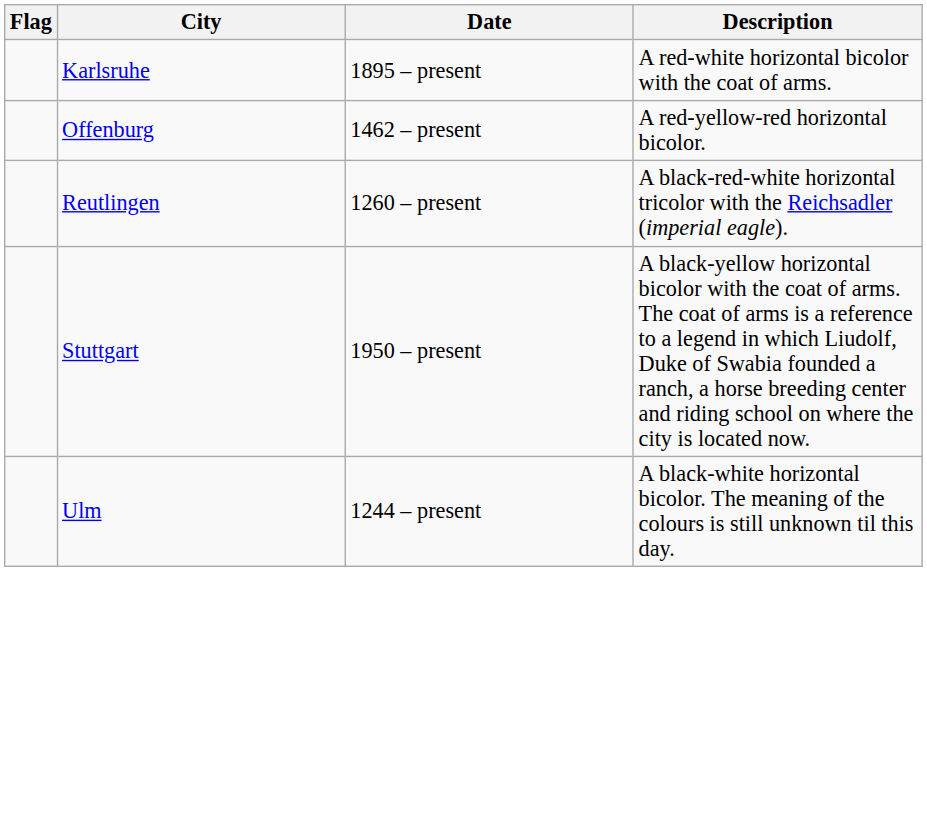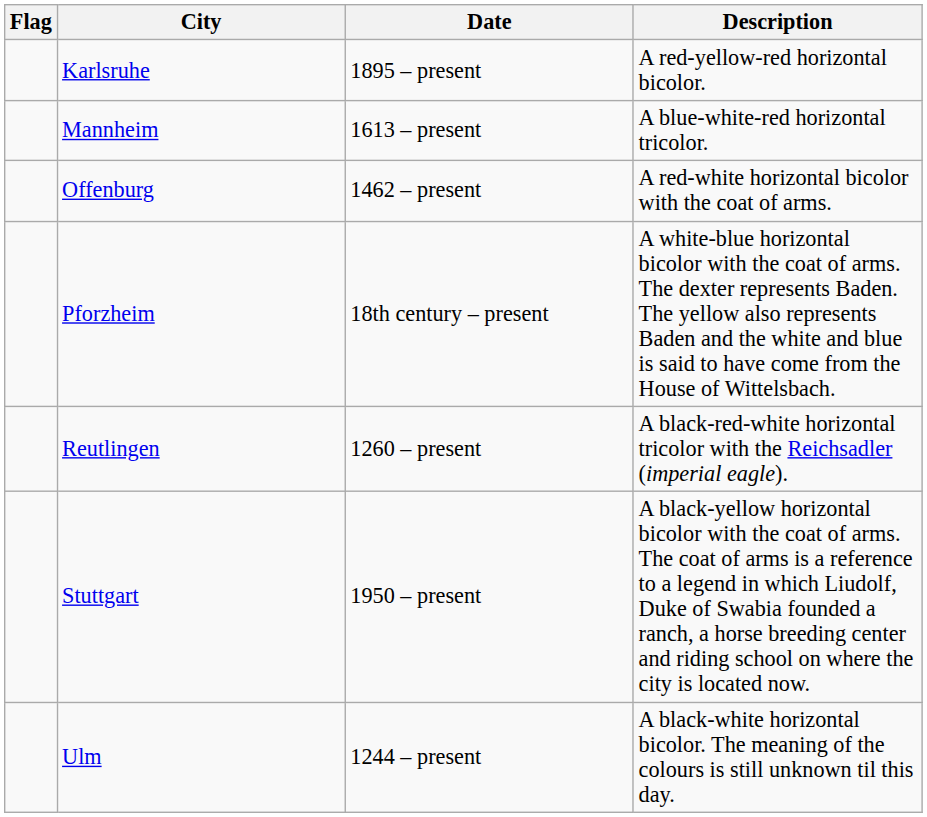(774, 69) A red-white horizontal bicolor with the coat of arms. -> (763, 69) A red-yellow-red horizontal bicolor.
+ row: (110, 130)
(763, 130) A red-yellow-red horizontal bicolor. -> (774, 190) A red-white horizontal bicolor with the coat of arms.
+ row: (108, 313)
